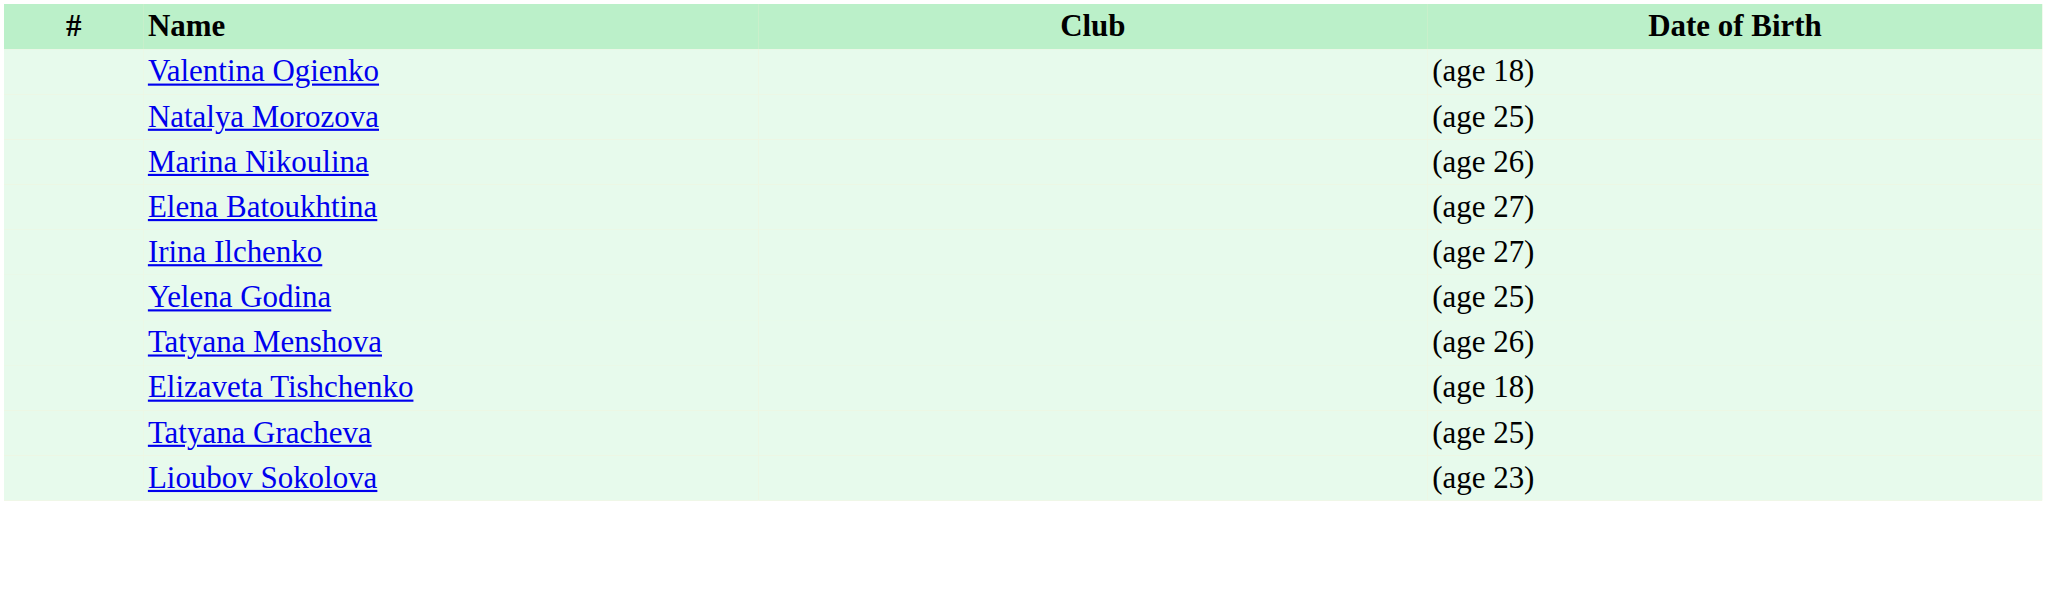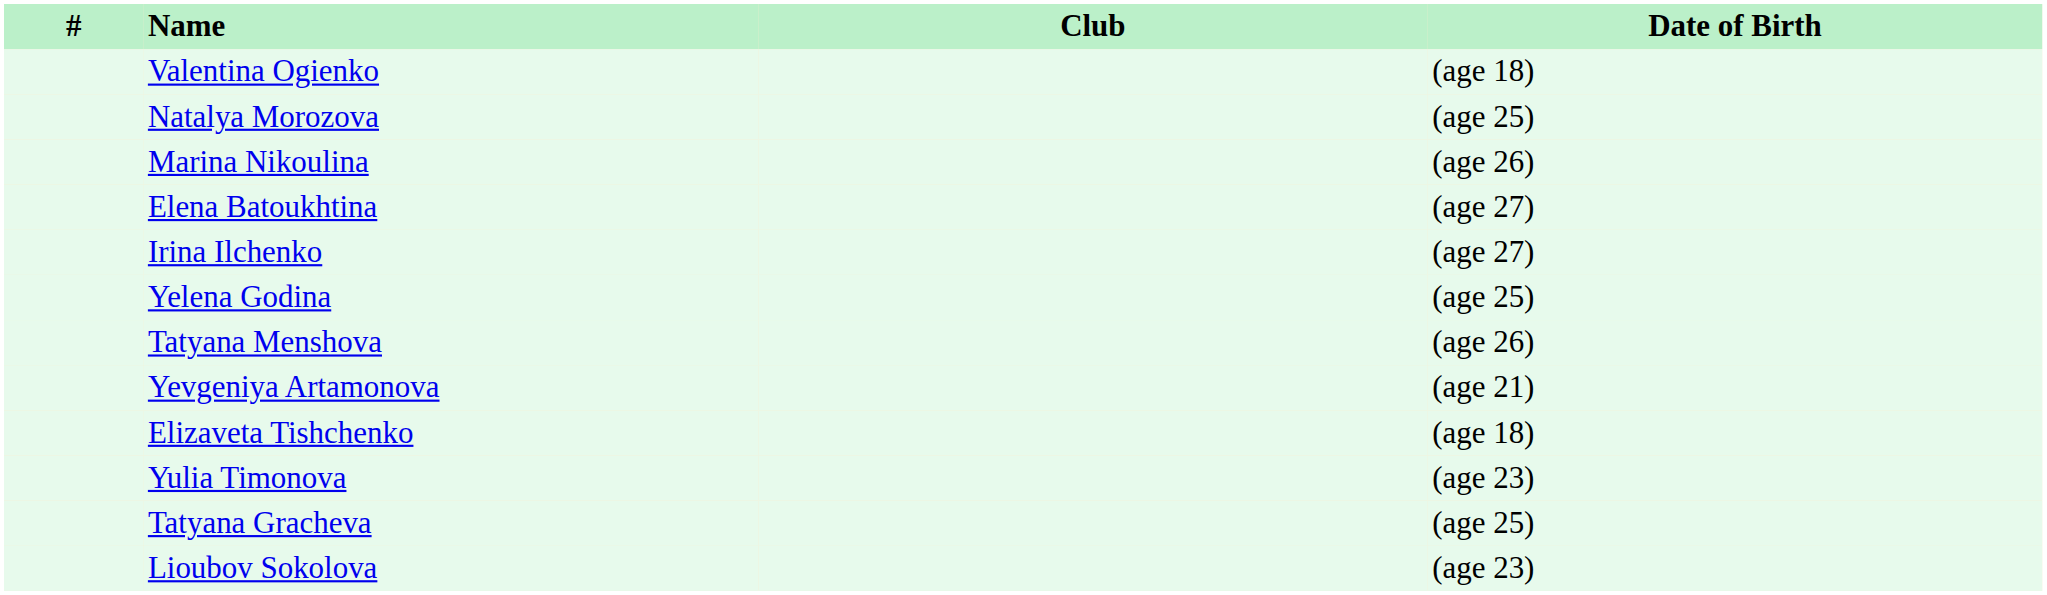+ row: (294, 387)
+ row: (247, 477)
